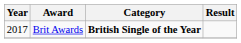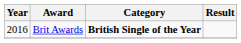(17, 29) 2017 -> (17, 29) 2016
